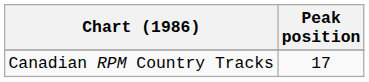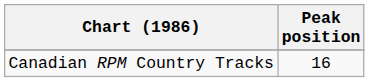(321, 64) 17 -> (321, 64) 16
